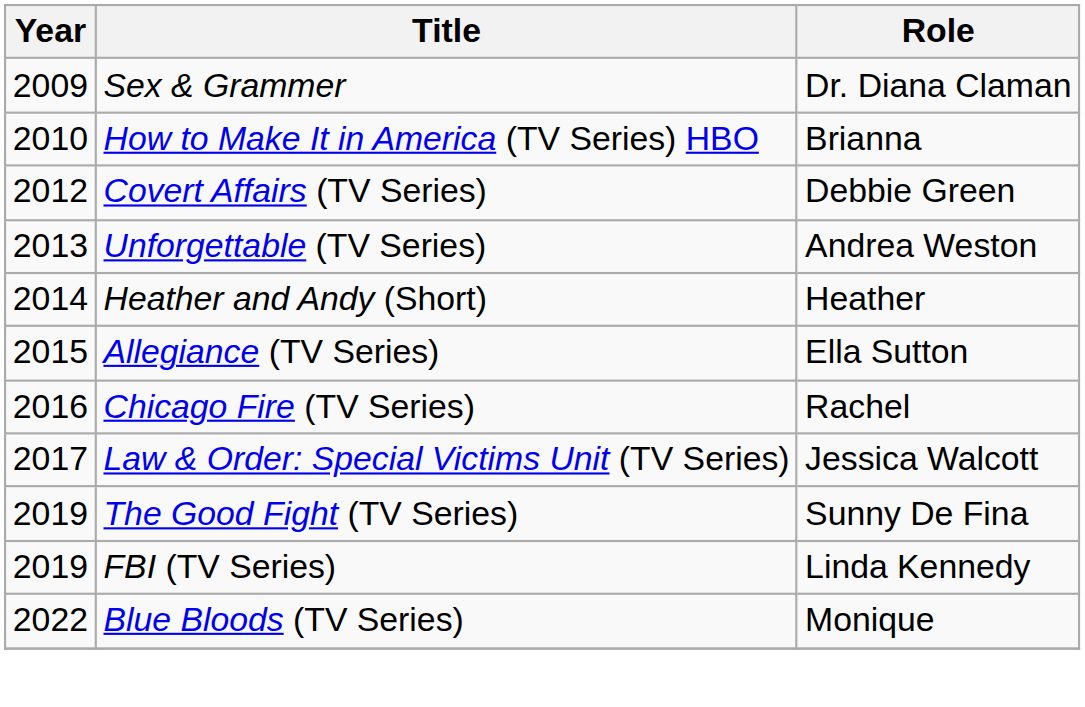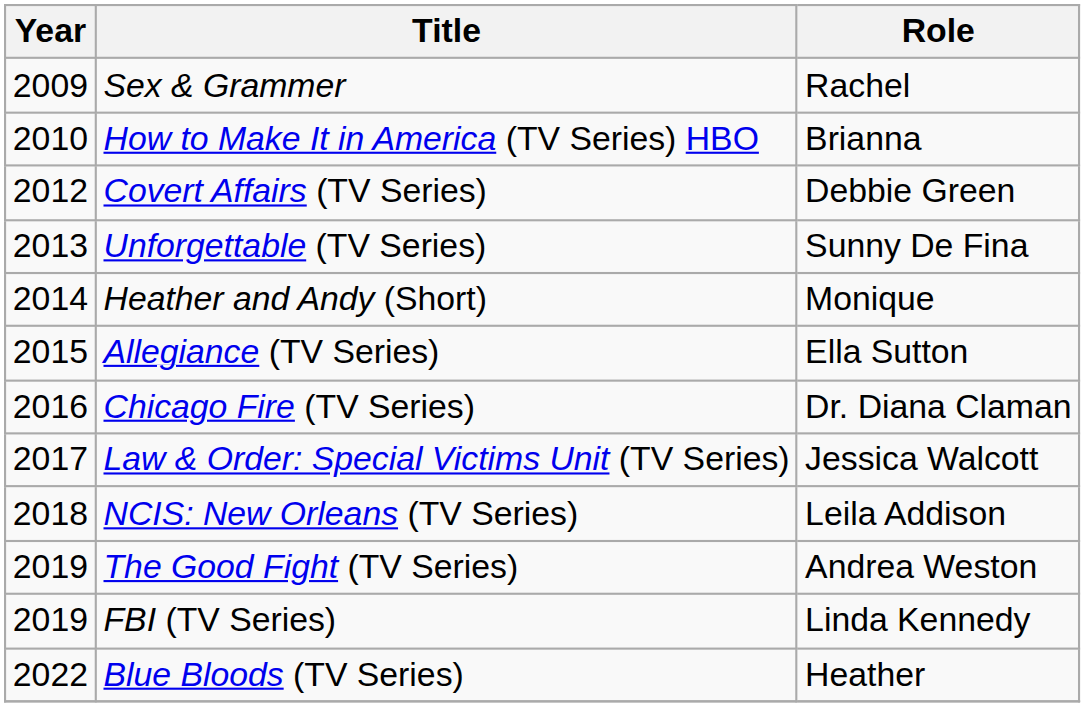(938, 84) Dr. Diana Claman -> (858, 84) Rachel
(921, 245) Andrea Weston -> (917, 245) Sunny De Fina
(865, 298) Heather -> (870, 298) Monique
(858, 406) Rachel -> (938, 406) Dr. Diana Claman
+ row: (341, 513)
(917, 513) Sunny De Fina -> (921, 566) Andrea Weston
(870, 620) Monique -> (865, 673) Heather
